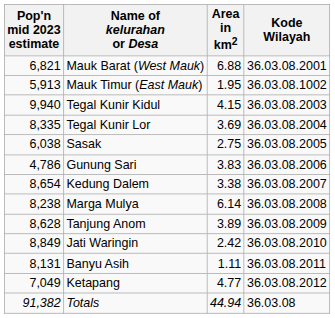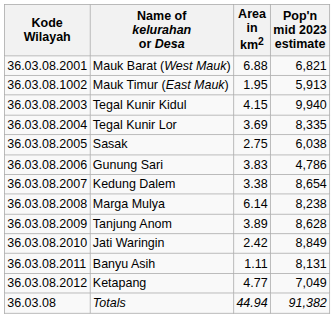columns swapped: (287, 30) <-> (34, 30)
